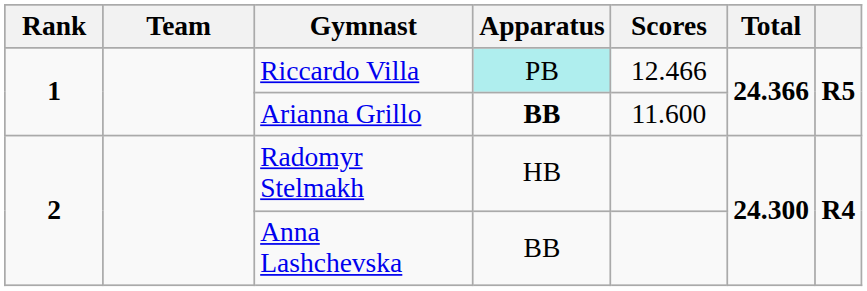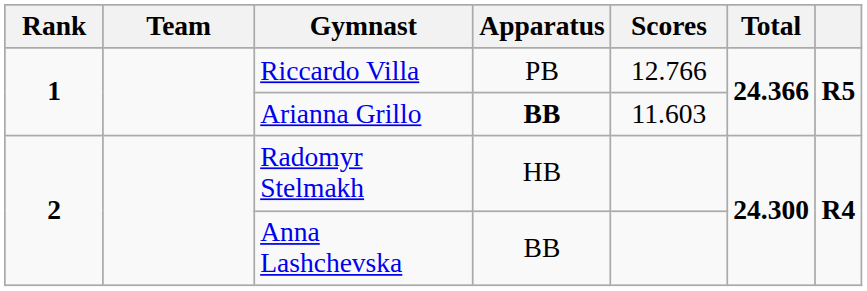(542, 69) paleturquoise background -> (542, 69) no background
(669, 69) 12.466 -> (669, 69) 12.766
(669, 113) 11.600 -> (669, 113) 11.603
